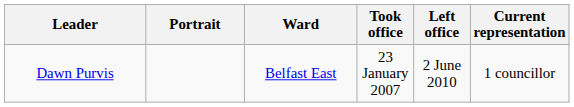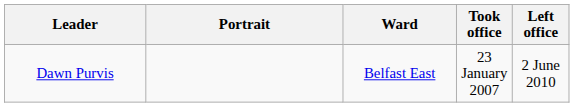- column: (520, 24)
